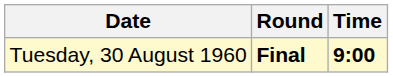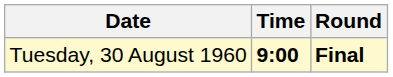columns swapped: (358, 21) <-> (290, 21)
